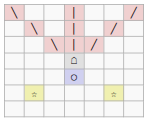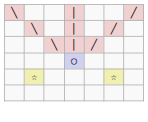- row: (34, 61)
